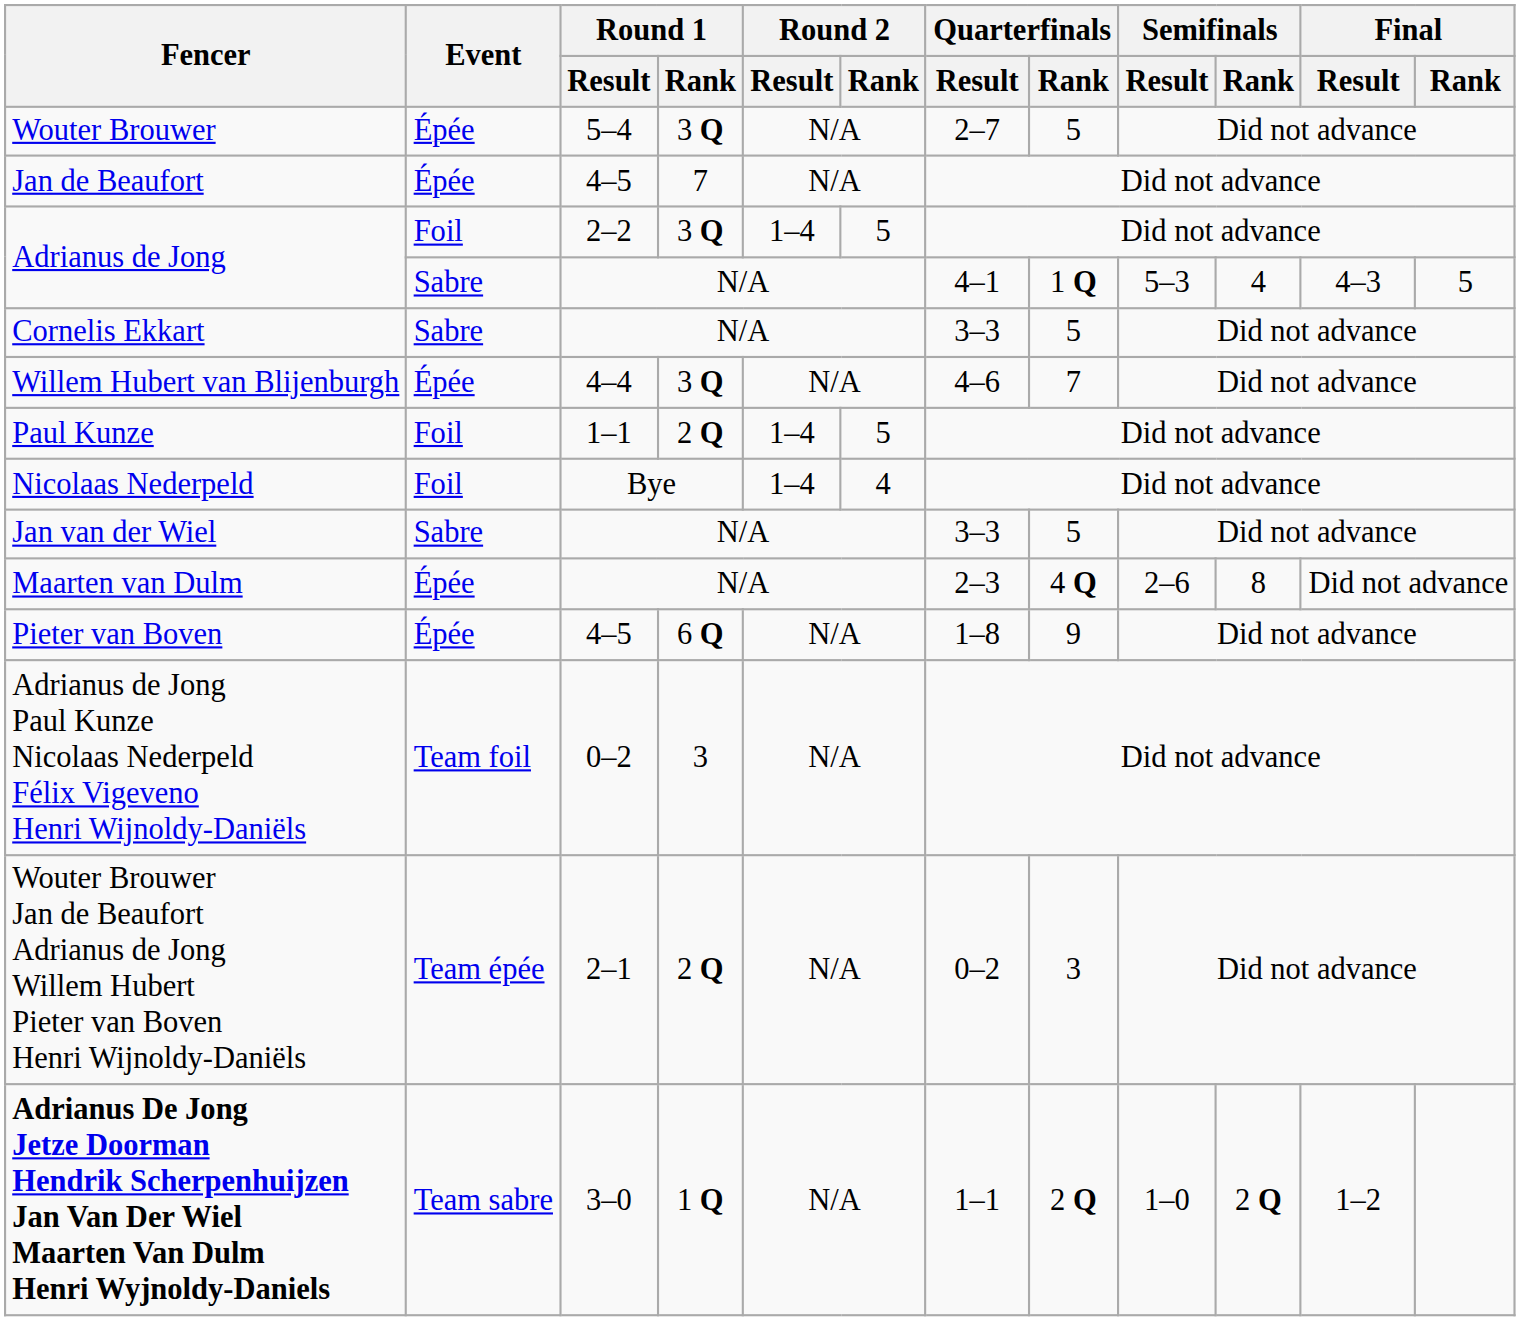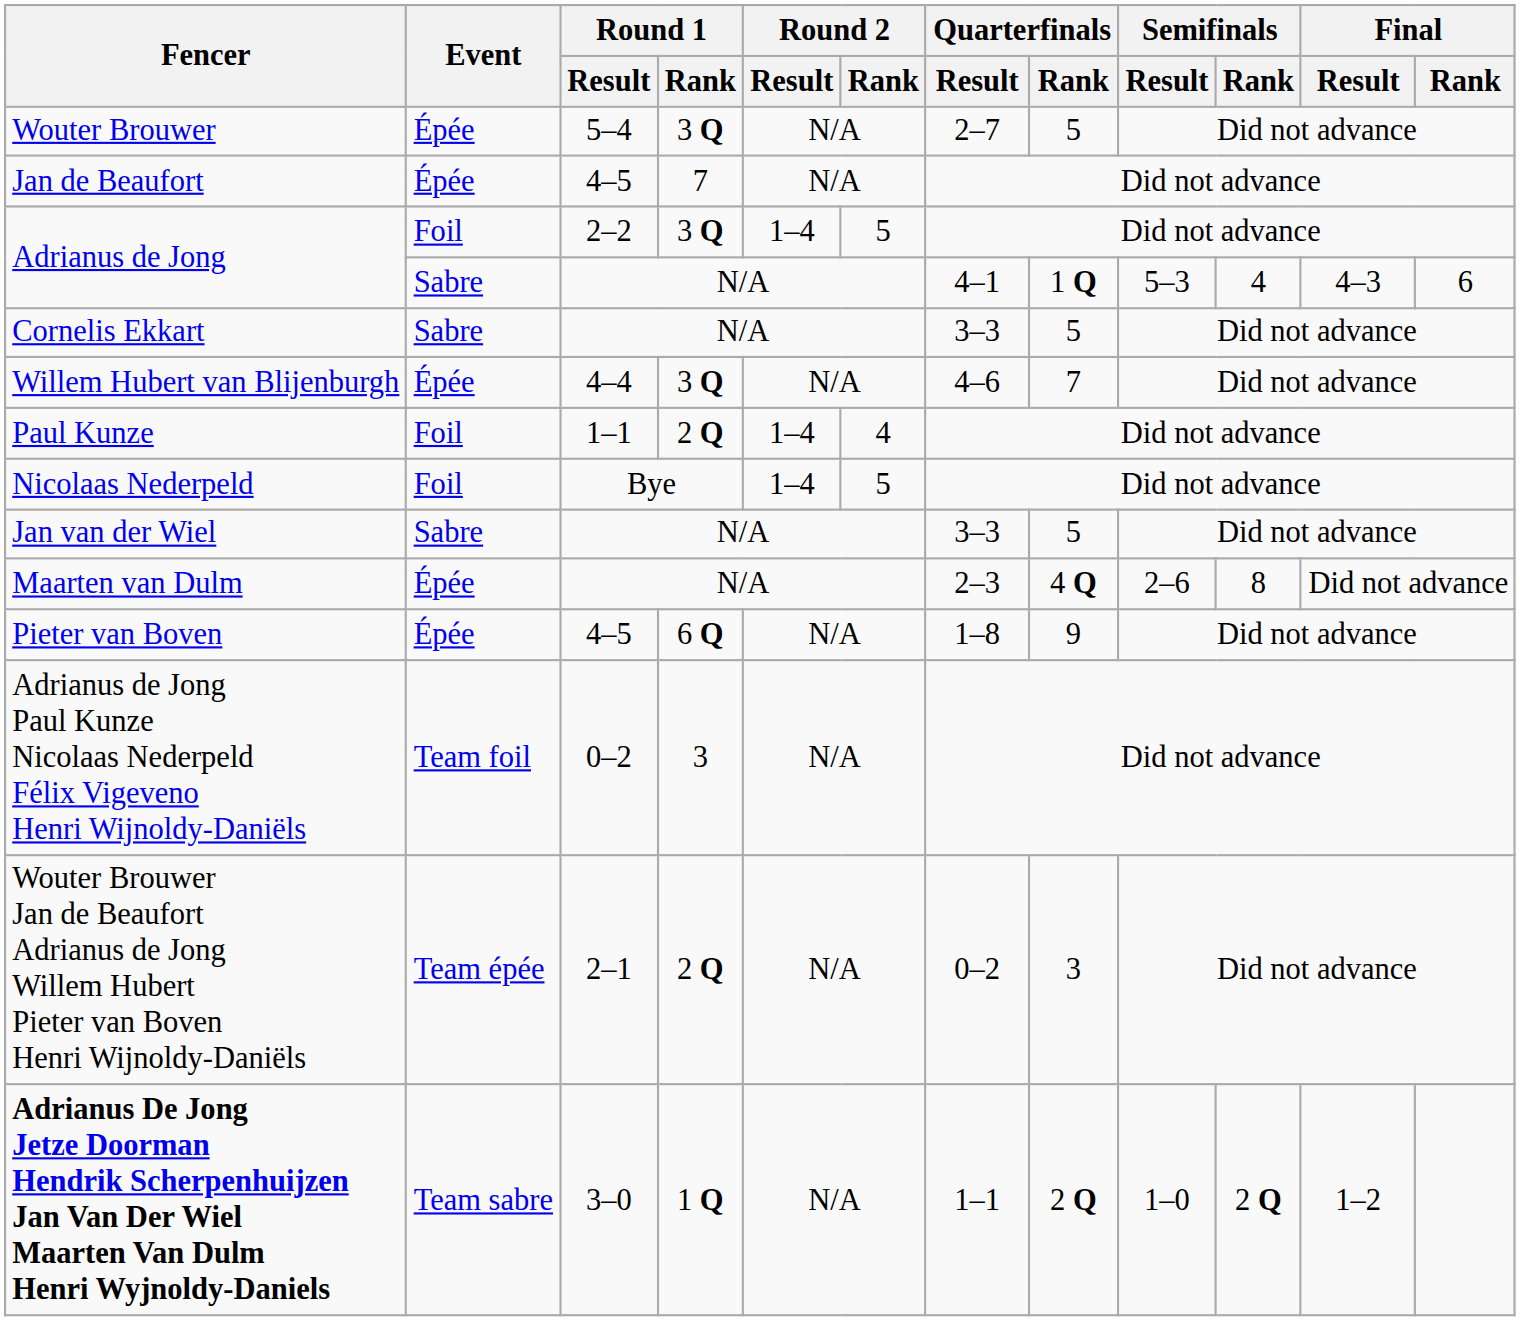(1465, 281) 5 -> (1465, 281) 6
(883, 432) 5 -> (883, 432) 4
(883, 483) 4 -> (883, 483) 5
